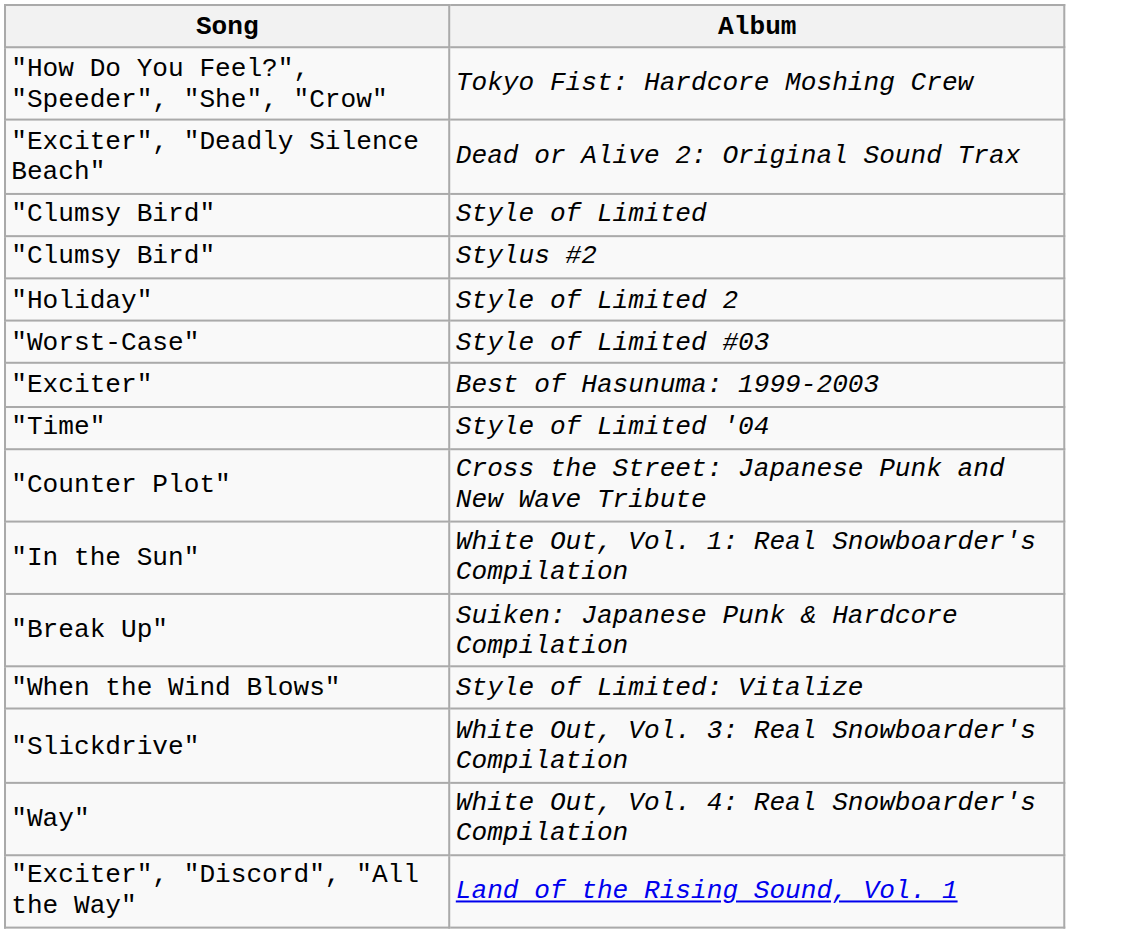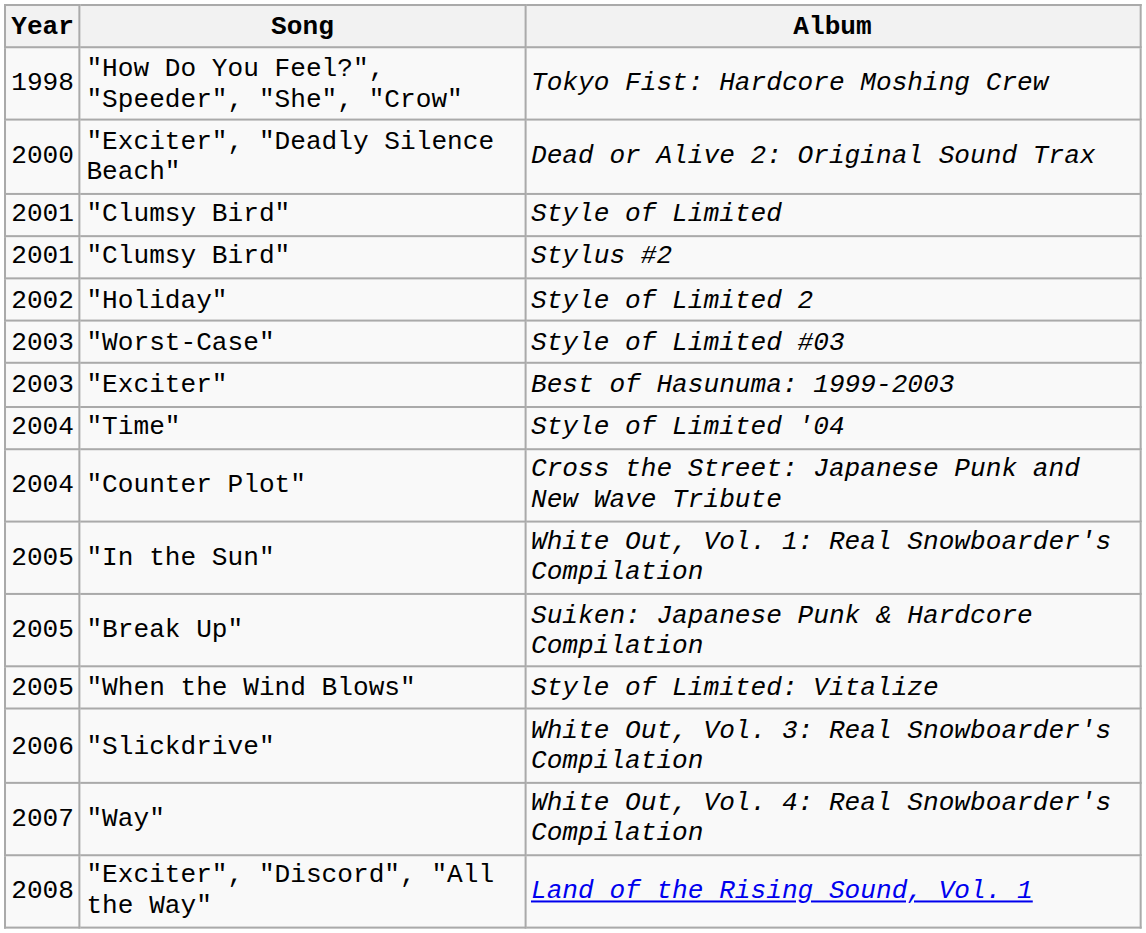+ column: (43, 26)
